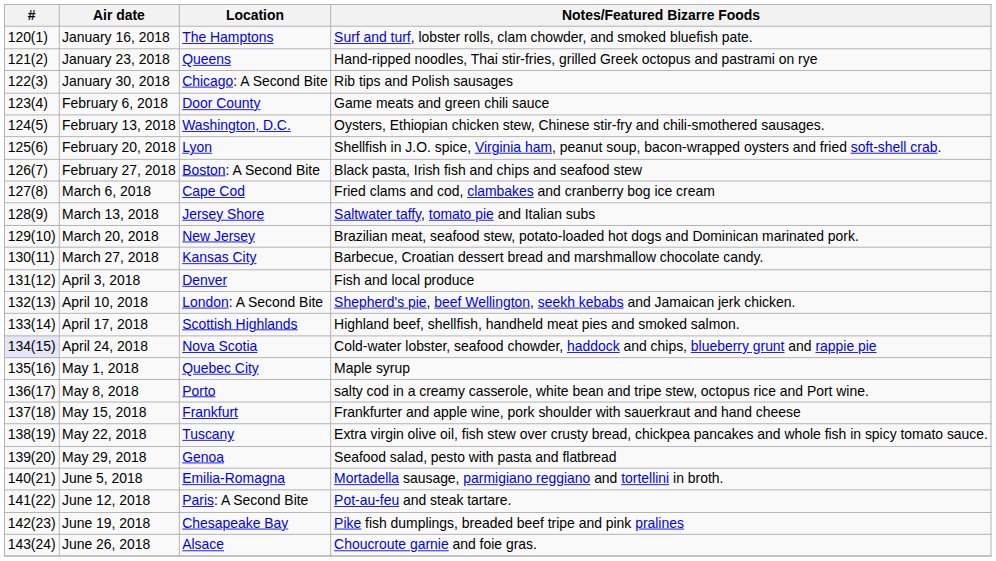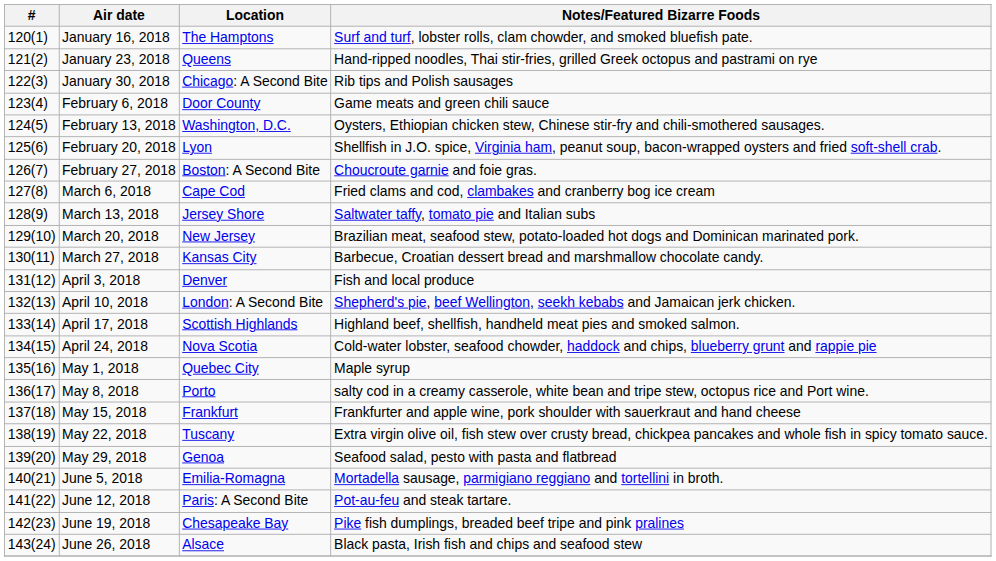(488, 170) Black pasta, Irish fish and chips and seafood stew -> (435, 170) Choucroute garnie and foie gras.
(32, 346) lavender background -> (32, 346) no background
(435, 545) Choucroute garnie and foie gras. -> (488, 545) Black pasta, Irish fish and chips and seafood stew
